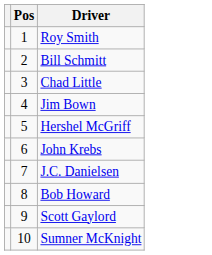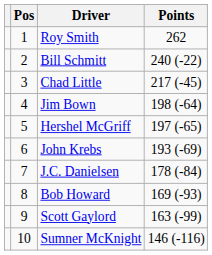+ column: (176, 15)
